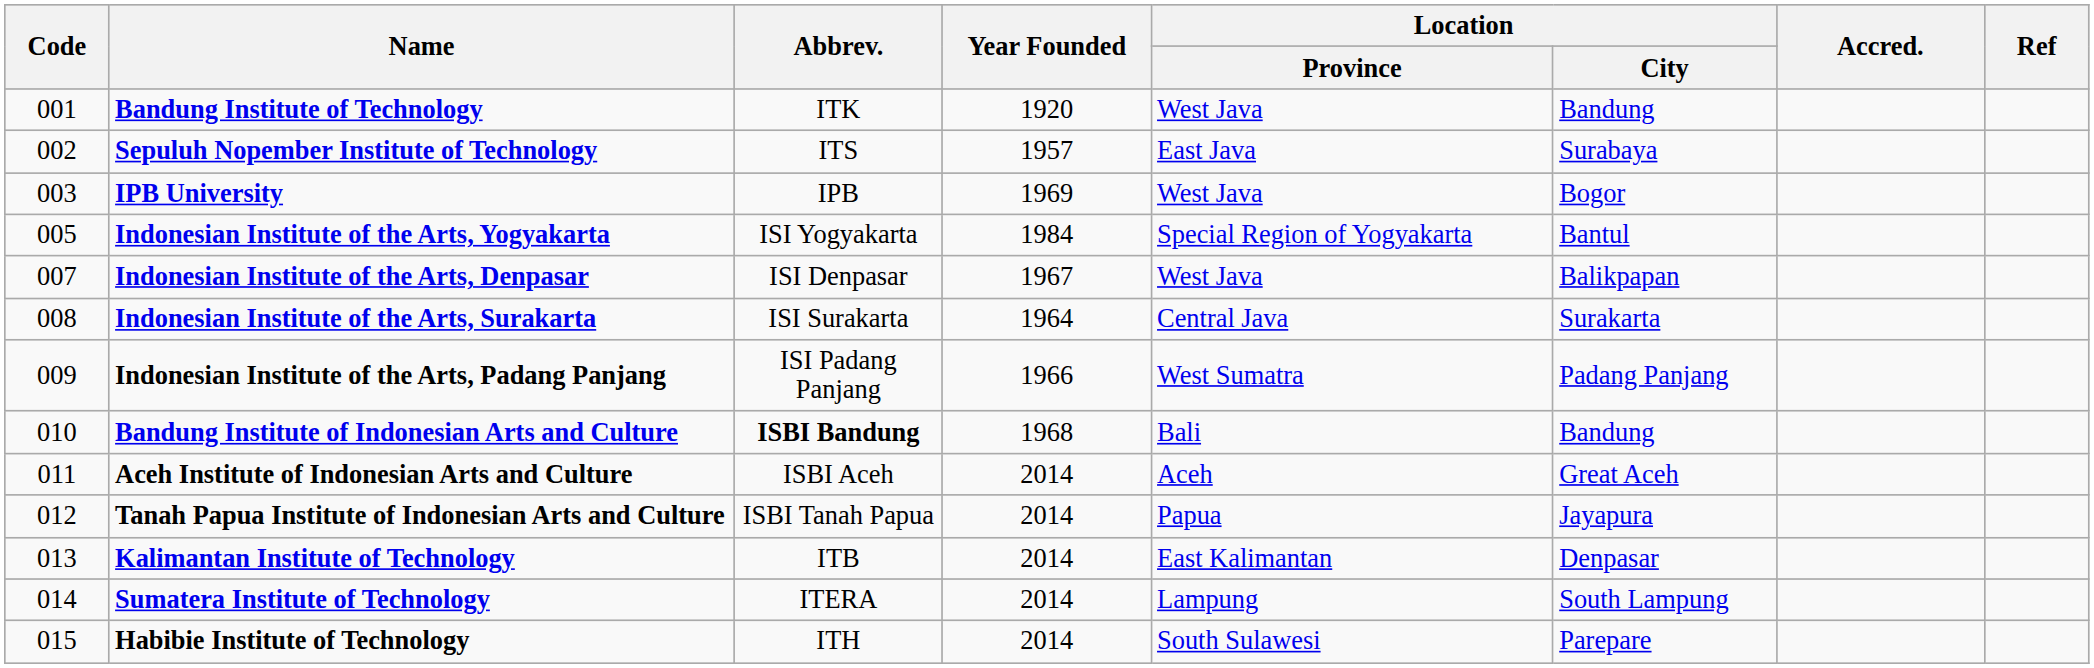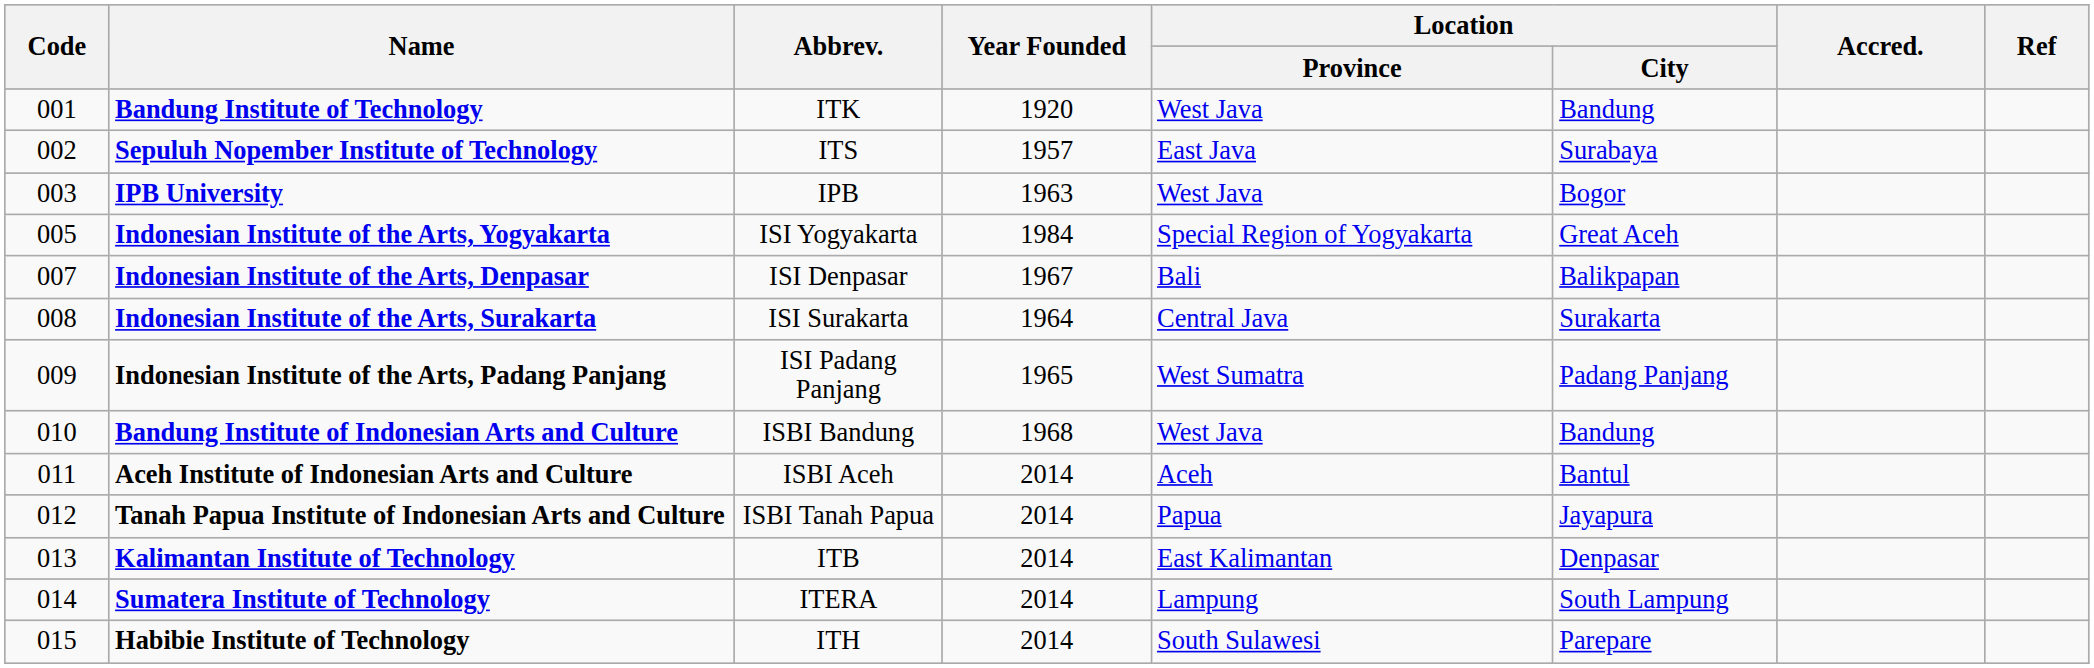(1047, 192) 1969 -> (1047, 192) 1963
(1594, 234) Bantul -> (1619, 234) Great Aceh
(1210, 276) West Java -> (1179, 276) Bali
(1047, 375) 1966 -> (1047, 375) 1965
(838, 431) bold -> (838, 431) normal
(1179, 431) Bali -> (1210, 431) West Java
(1619, 473) Great Aceh -> (1594, 473) Bantul
